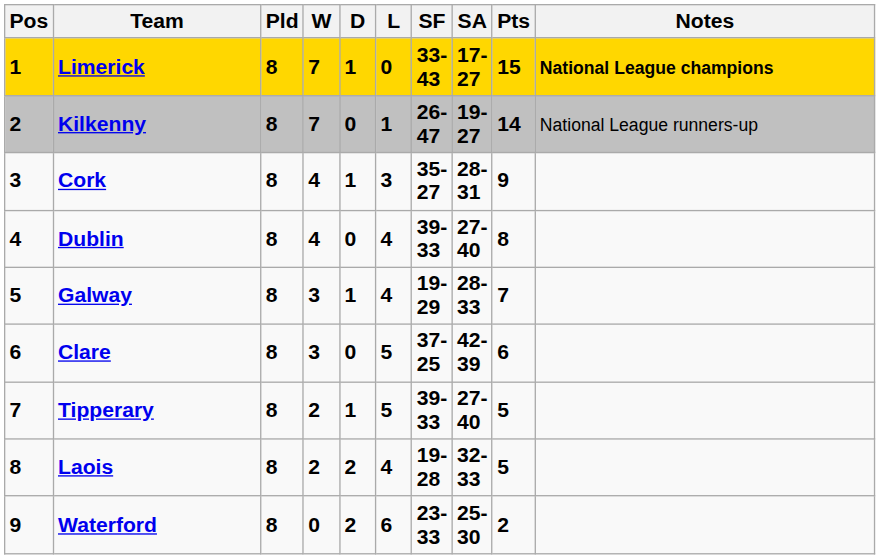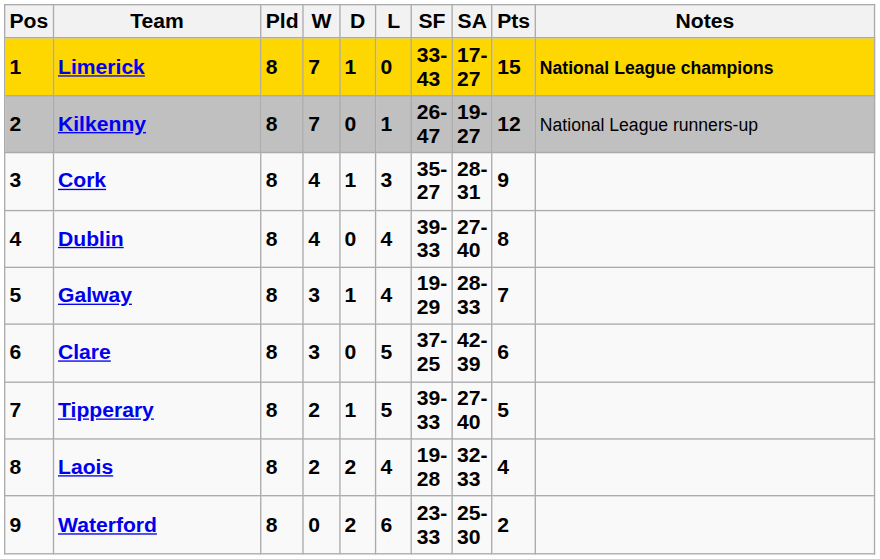(509, 123) 14 -> (509, 123) 12
(503, 467) 5 -> (503, 467) 4
